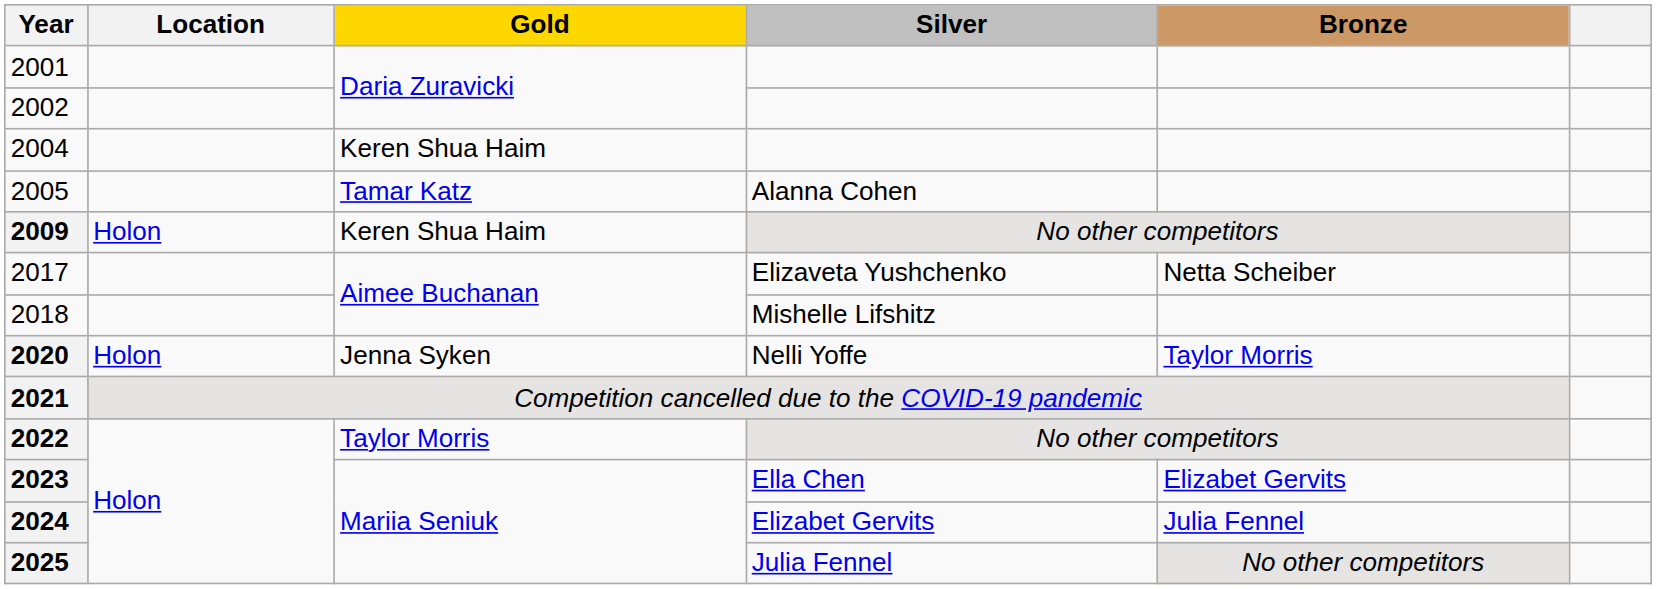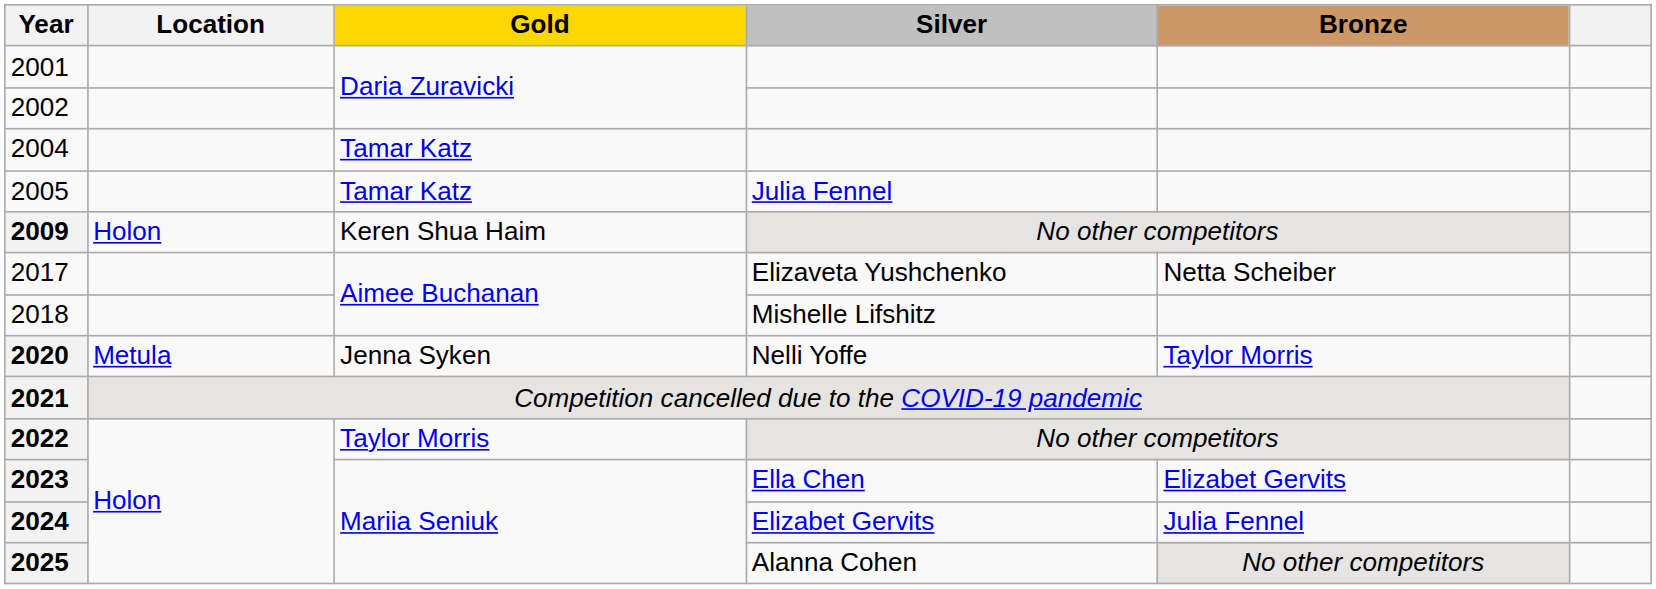(443, 149) Keren Shua Haim -> (406, 149) Tamar Katz
(834, 190) Alanna Cohen -> (822, 190) Julia Fennel
(127, 356) Holon -> (132, 356) Metula
(822, 562) Julia Fennel -> (834, 562) Alanna Cohen
